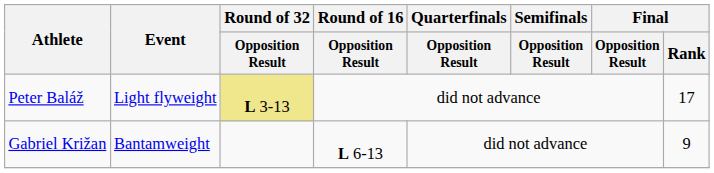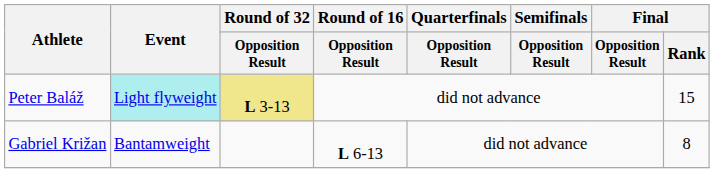(165, 98) no background -> (165, 98) paleturquoise background
(687, 98) 17 -> (687, 98) 15
(687, 144) 9 -> (687, 144) 8
